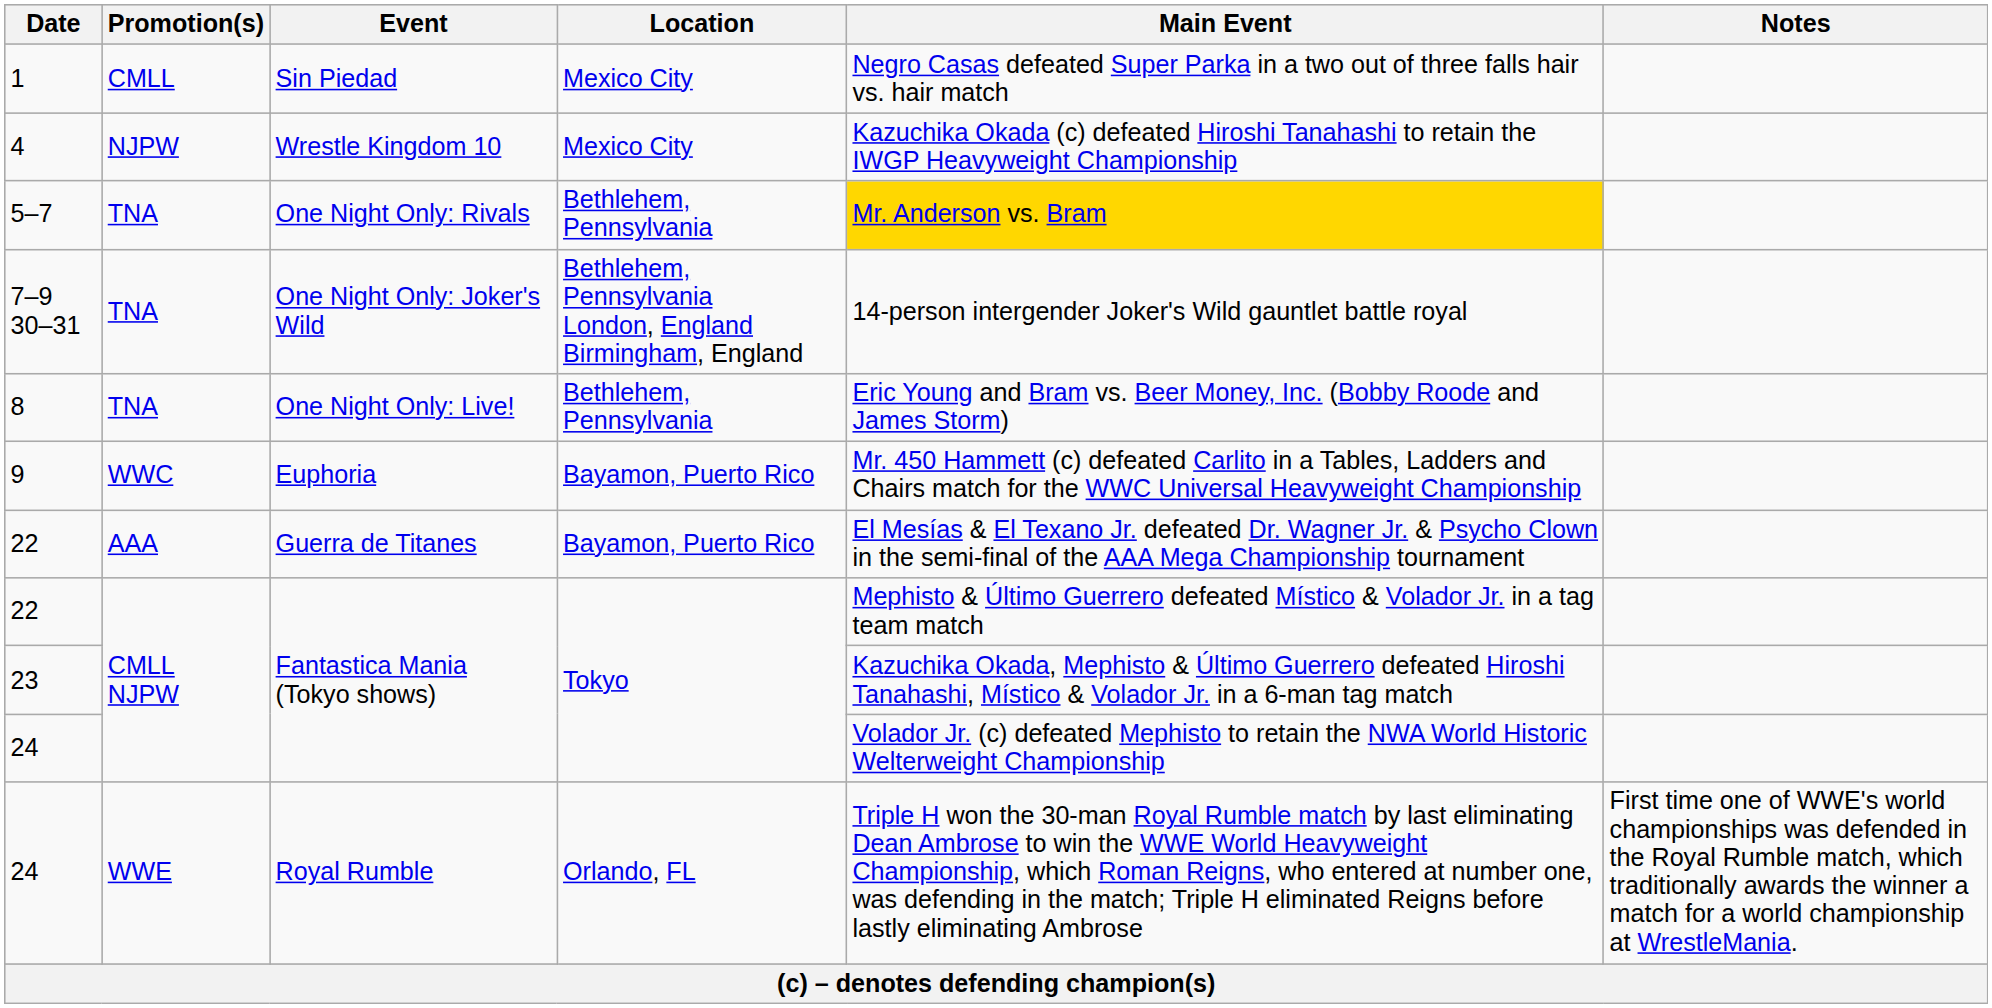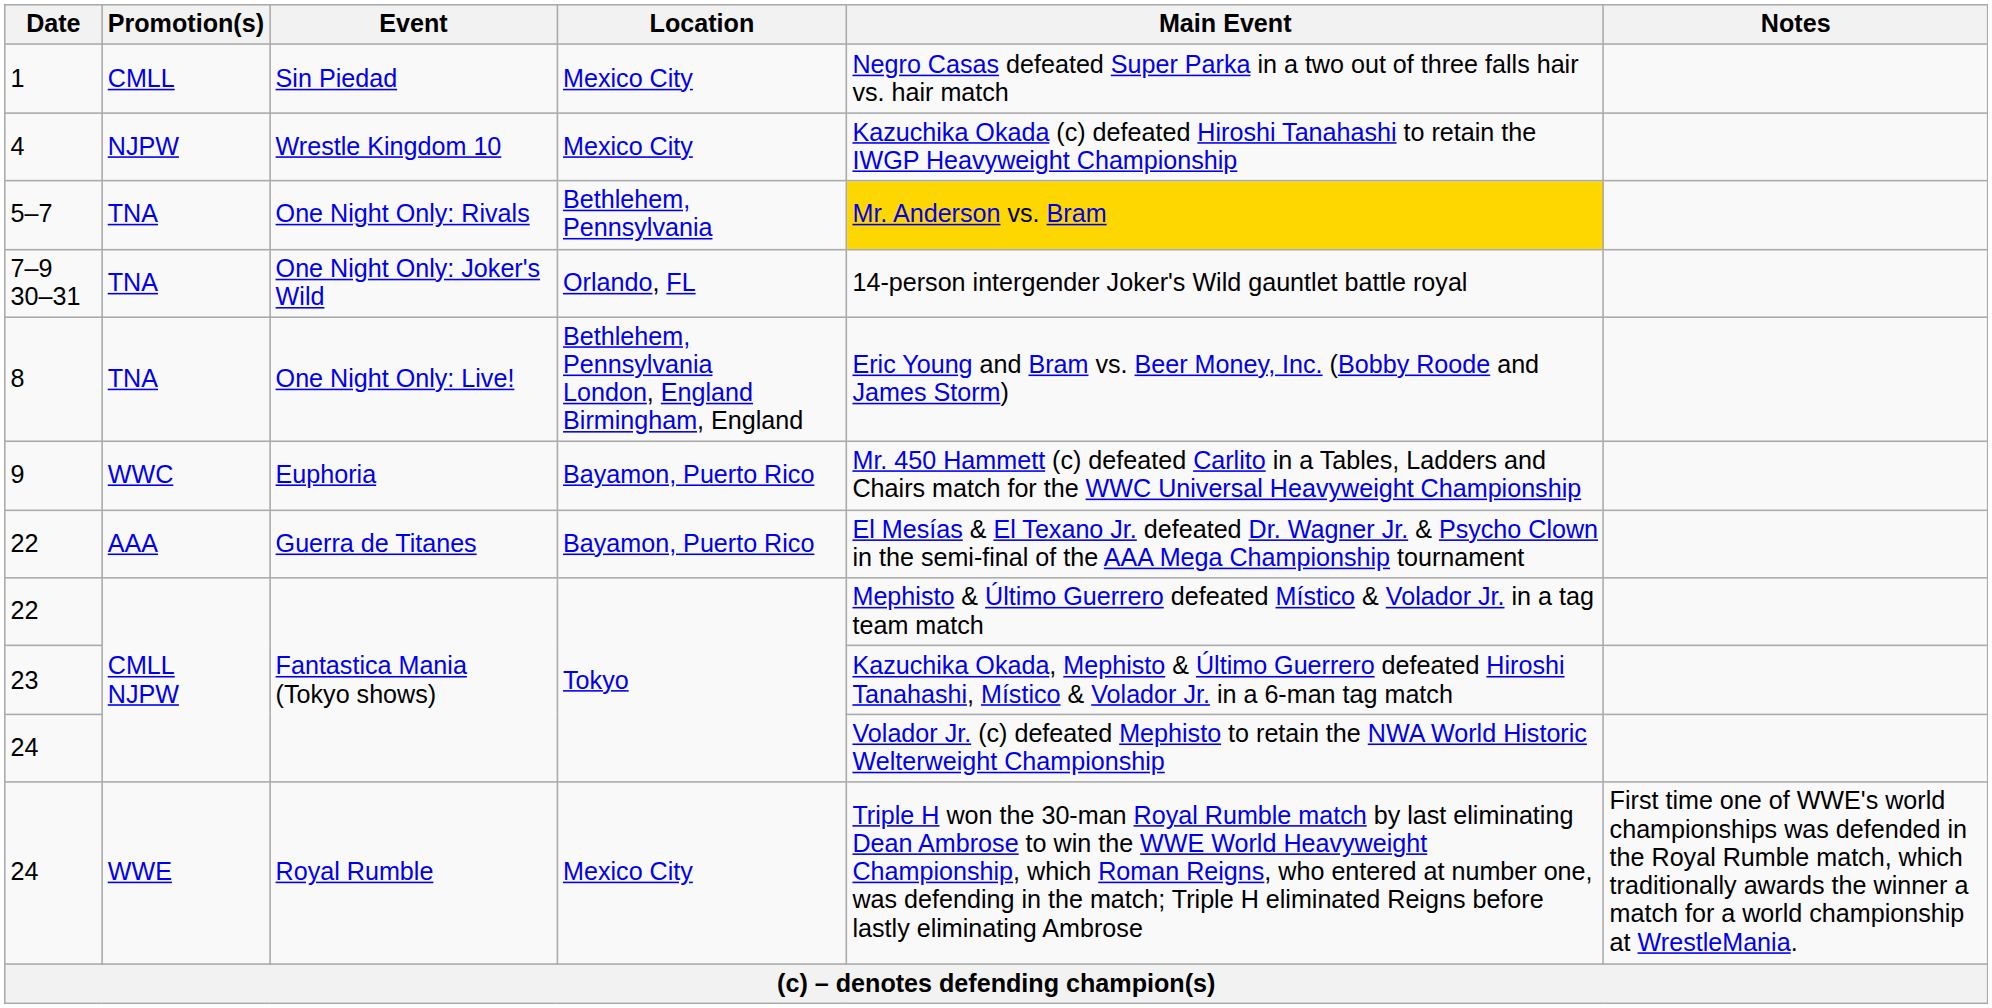(683, 310) Bethlehem, Pennsylvania London, England Birmingham, England -> (629, 282) Orlando, FL
(638, 407) Bethlehem, Pennsylvania -> (683, 379) Bethlehem, Pennsylvania London, England Birmingham, England
(629, 872) Orlando, FL -> (628, 872) Mexico City
